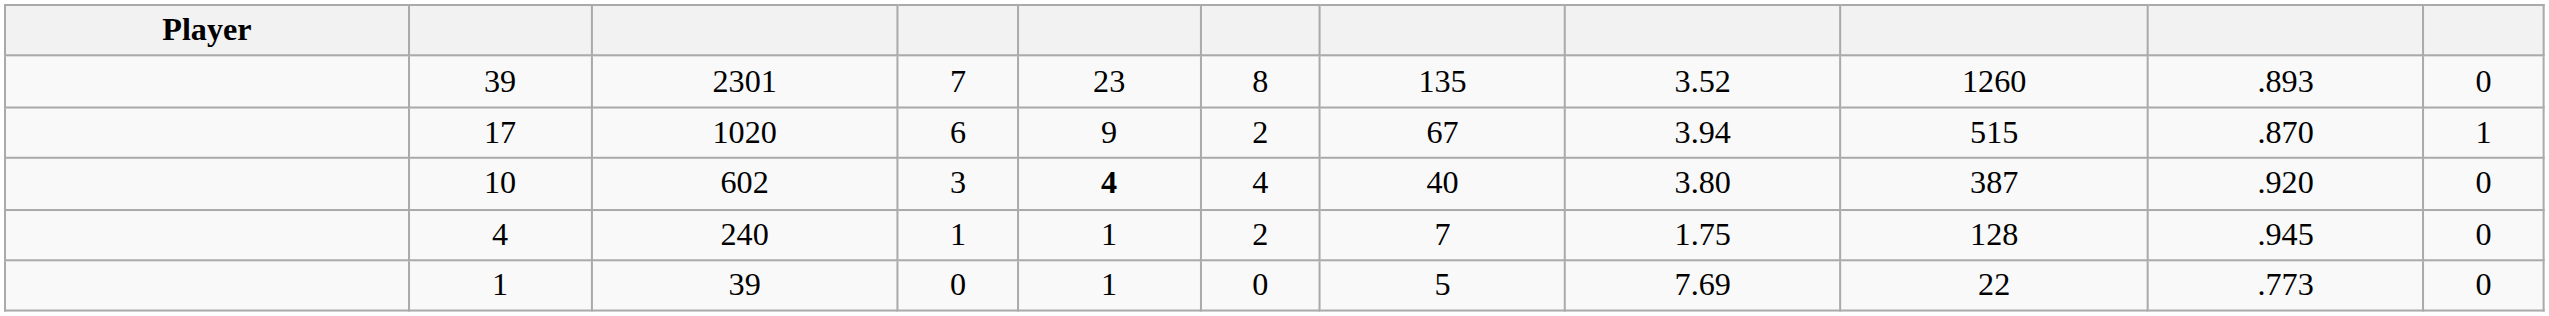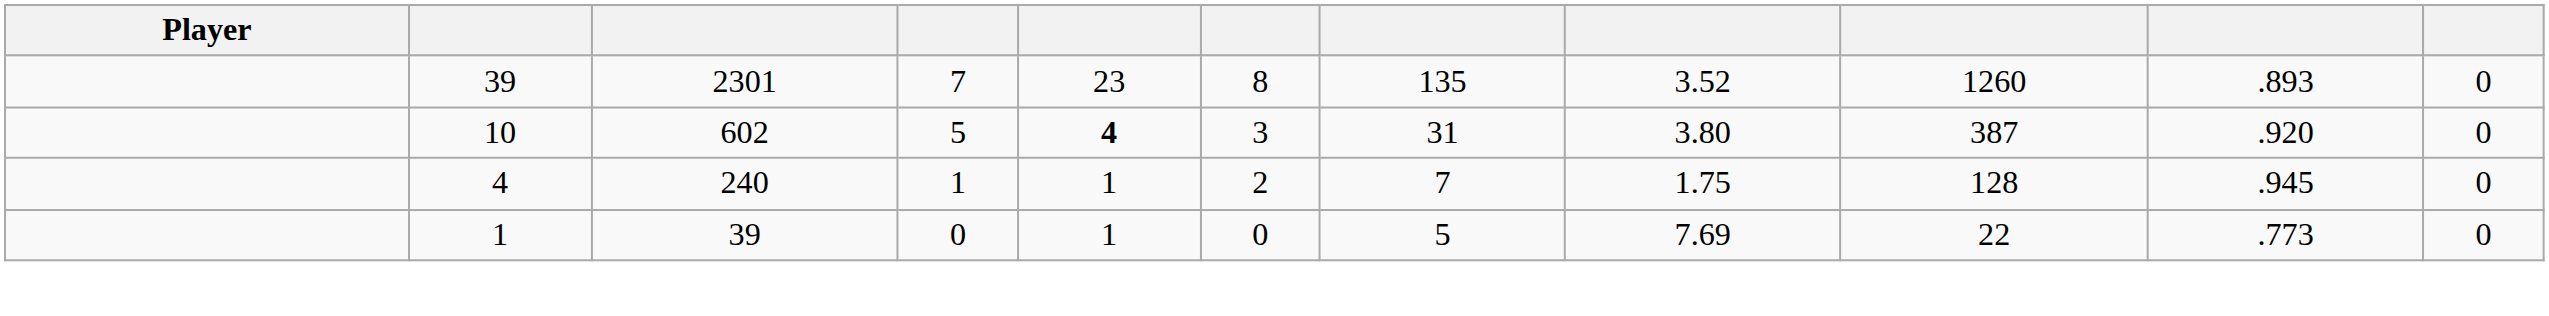- row: (500, 132)
(958, 183) 3 -> (958, 132) 5
(1260, 183) 4 -> (1260, 132) 3
(1443, 183) 40 -> (1443, 132) 31
